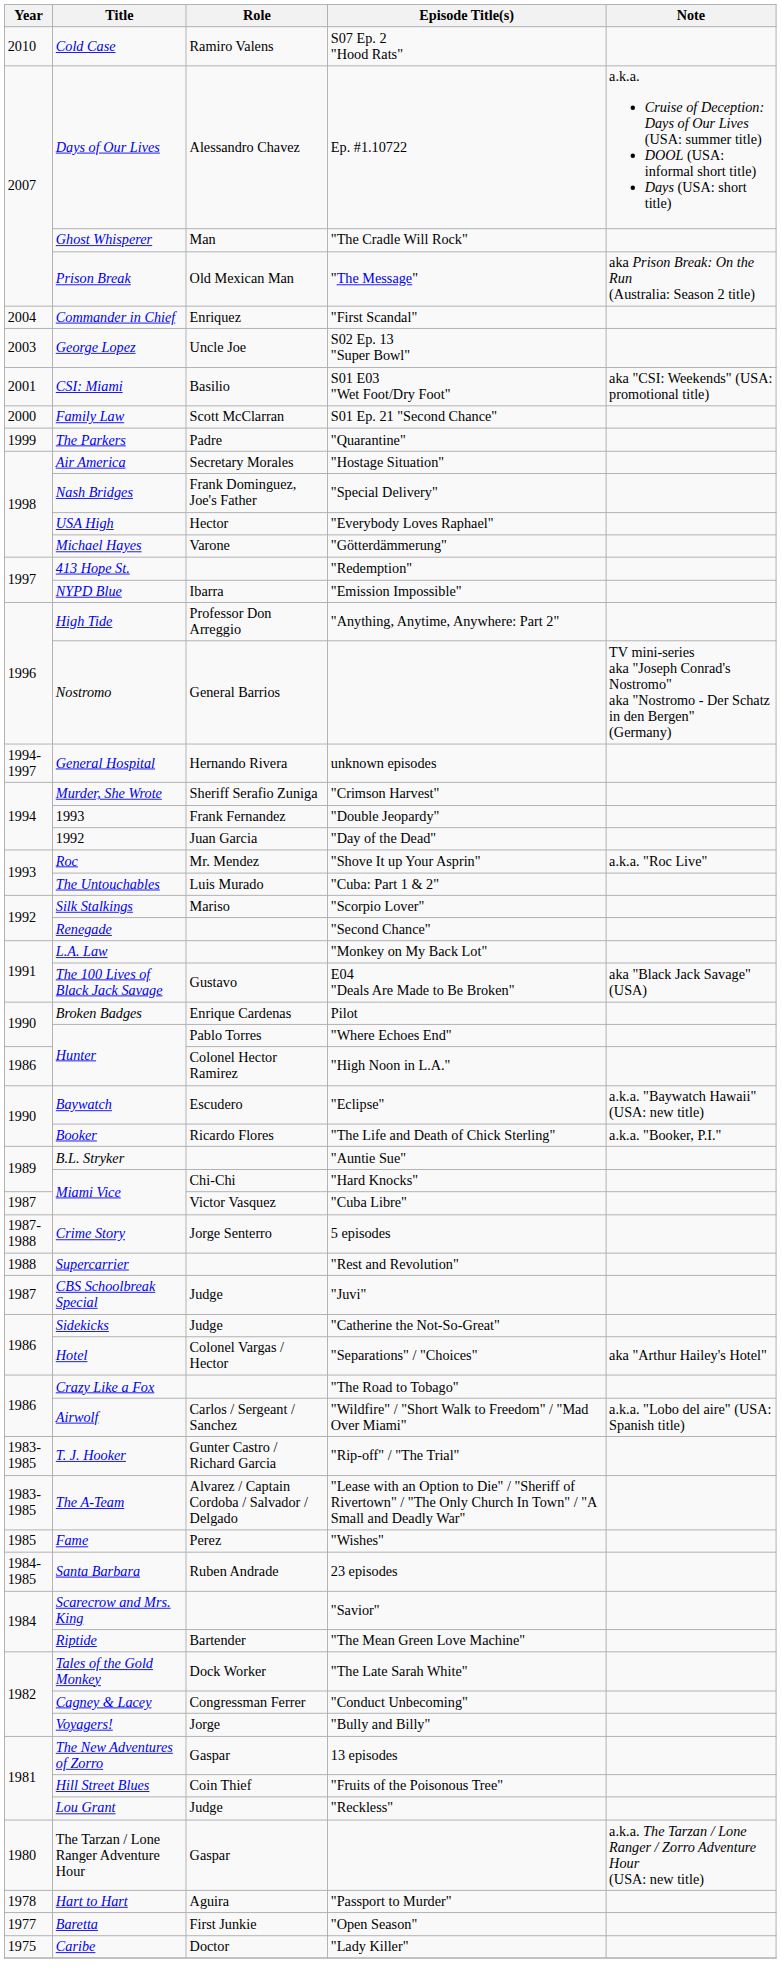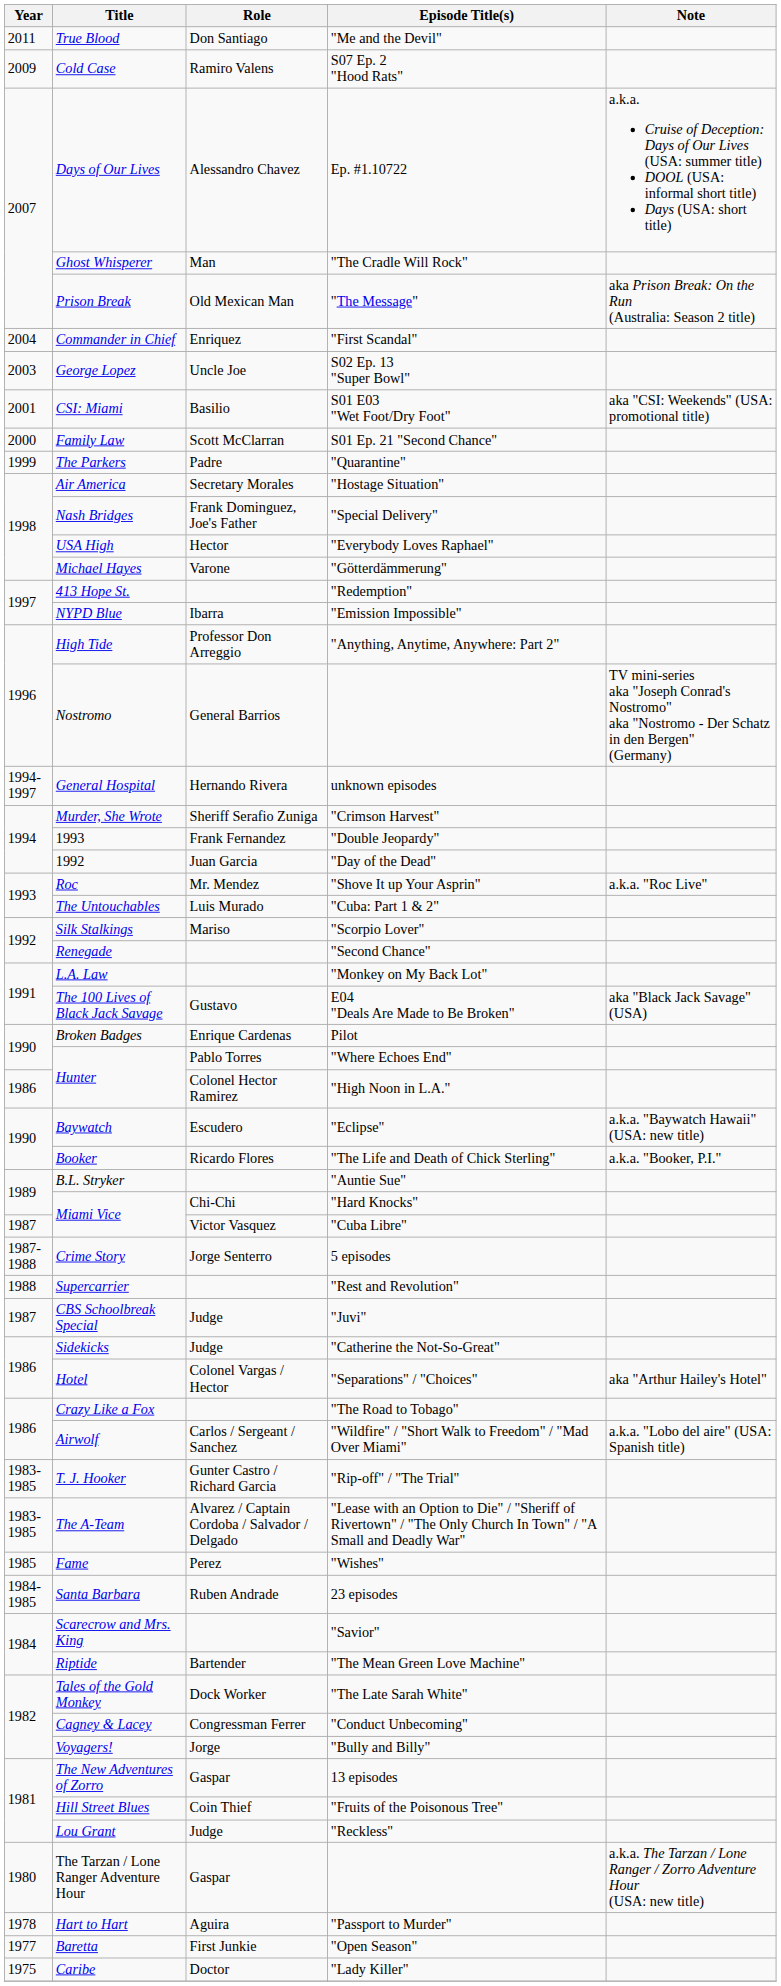+ row: (88, 38)
(22, 46) 2010 -> (22, 68) 2009
